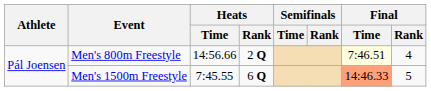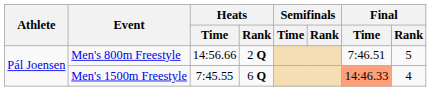(367, 55) lightyellow background -> (367, 55) no background
(409, 55) 4 -> (409, 55) 5
(409, 76) 5 -> (409, 76) 4
